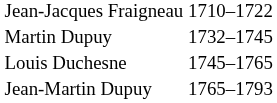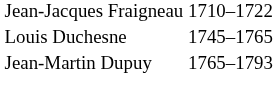- row: (58, 37)
